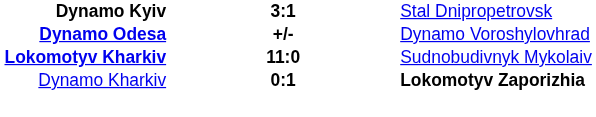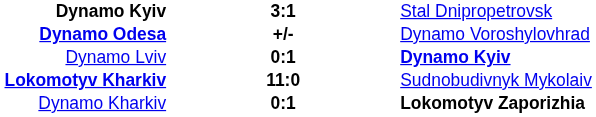+ row: (116, 57)
